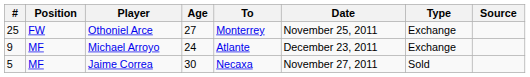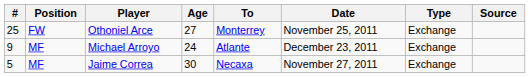(419, 64) Sold -> (432, 64) Exchange
